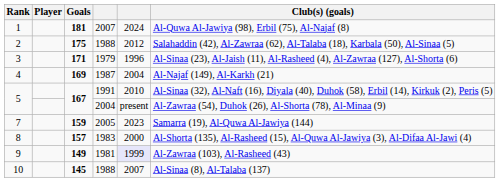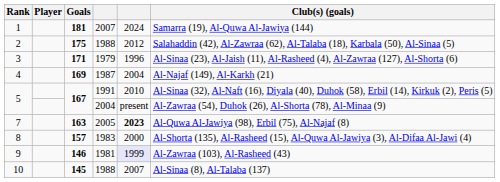(251, 28) Al-Quwa Al-Jawiya (98), Erbil (75), Al-Najaf (8) -> (233, 28) Samarra (19), Al-Quwa Al-Jawiya (144)
(79, 122) 159 -> (79, 122) 163
(134, 122) normal -> (134, 122) bold
(233, 122) Samarra (19), Al-Quwa Al-Jawiya (144) -> (251, 122) Al-Quwa Al-Jawiya (98), Erbil (75), Al-Najaf (8)
(79, 153) 149 -> (79, 153) 146
